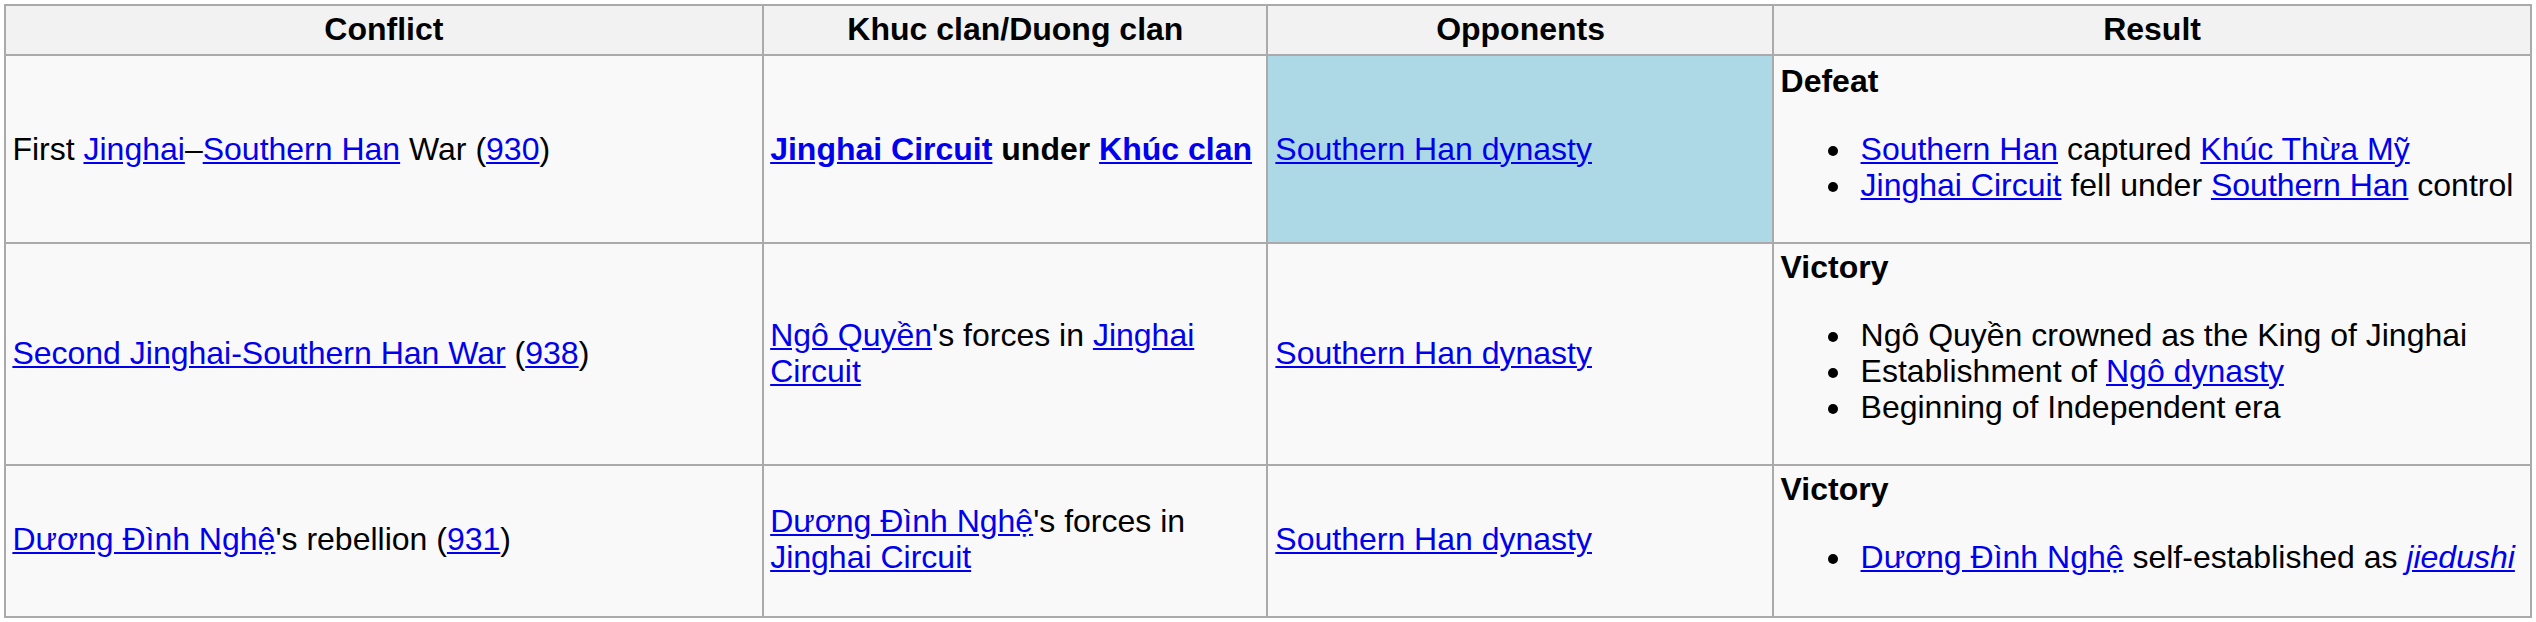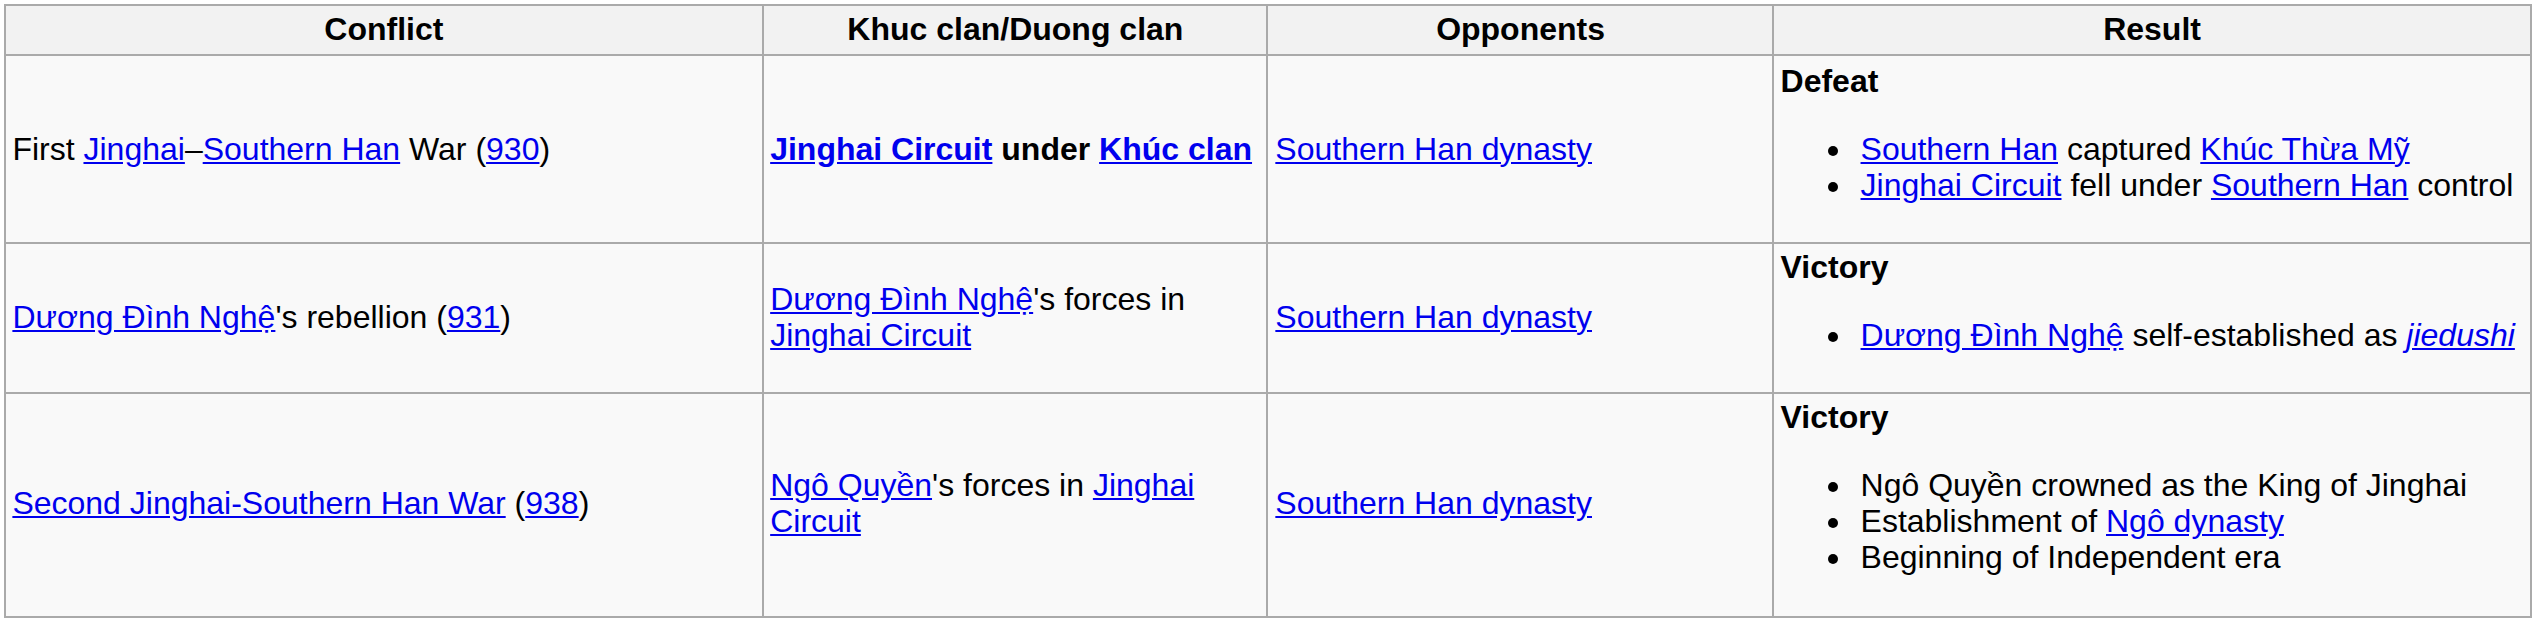(1434, 148) lightblue background -> (1434, 148) no background
rows swapped: (262, 540) <-> (301, 353)
